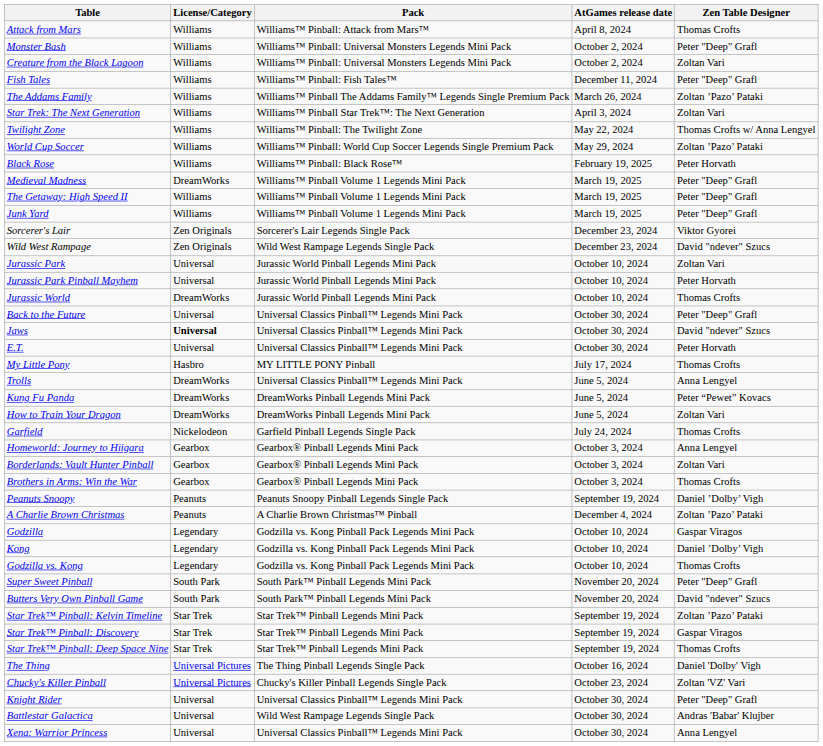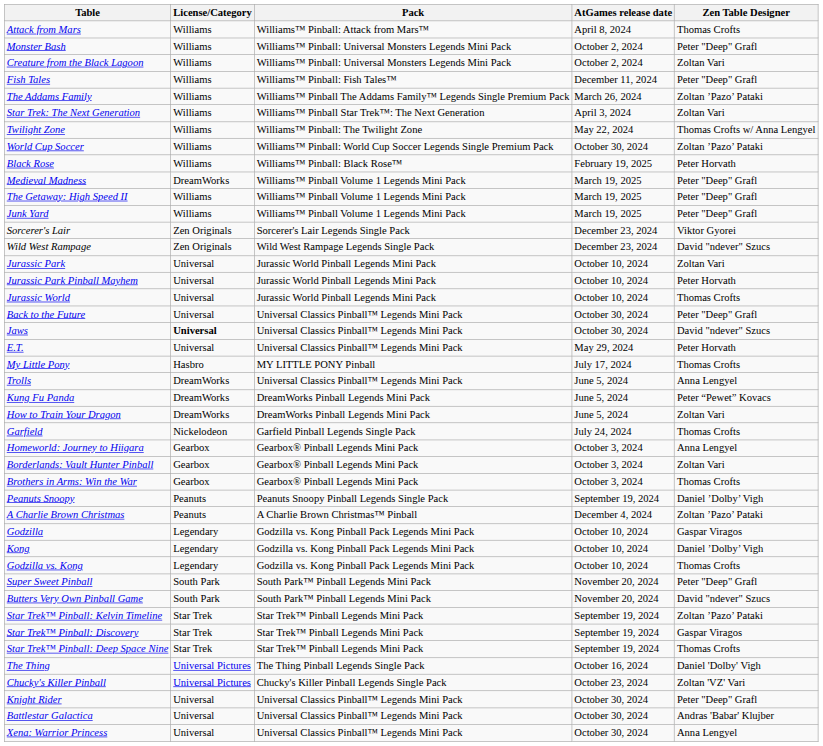(604, 146) May 29, 2024 -> (611, 146) October 30, 2024
(201, 297) DreamWorks -> (194, 297) Universal
(611, 347) October 30, 2024 -> (604, 347) May 29, 2024
(346, 716) Wild West Rampage Legends Single Pack -> (360, 716) Universal Classics Pinball™ Legends Mini Pack
